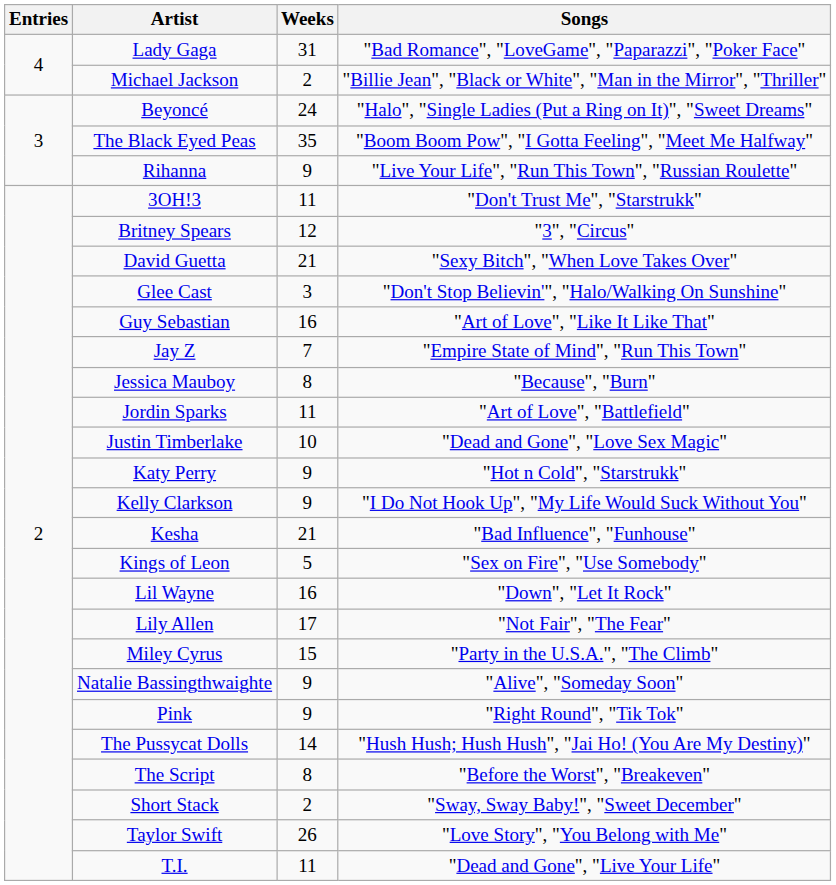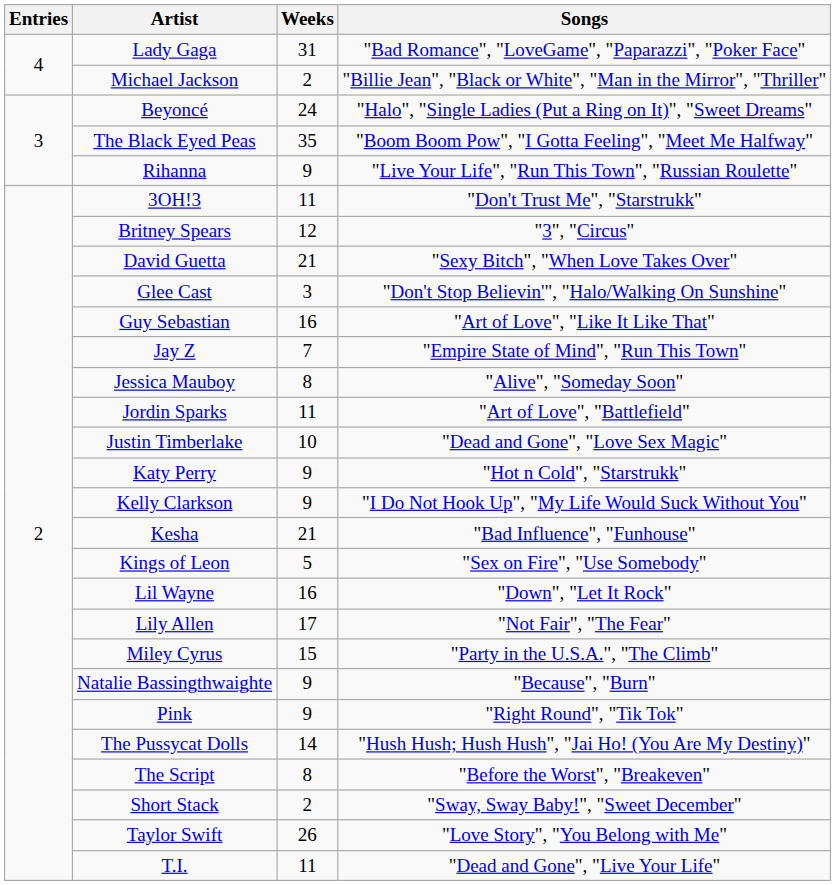(584, 381) "Because", "Burn" -> (584, 381) "Alive", "Someday Soon"
(584, 683) "Alive", "Someday Soon" -> (584, 683) "Because", "Burn"
